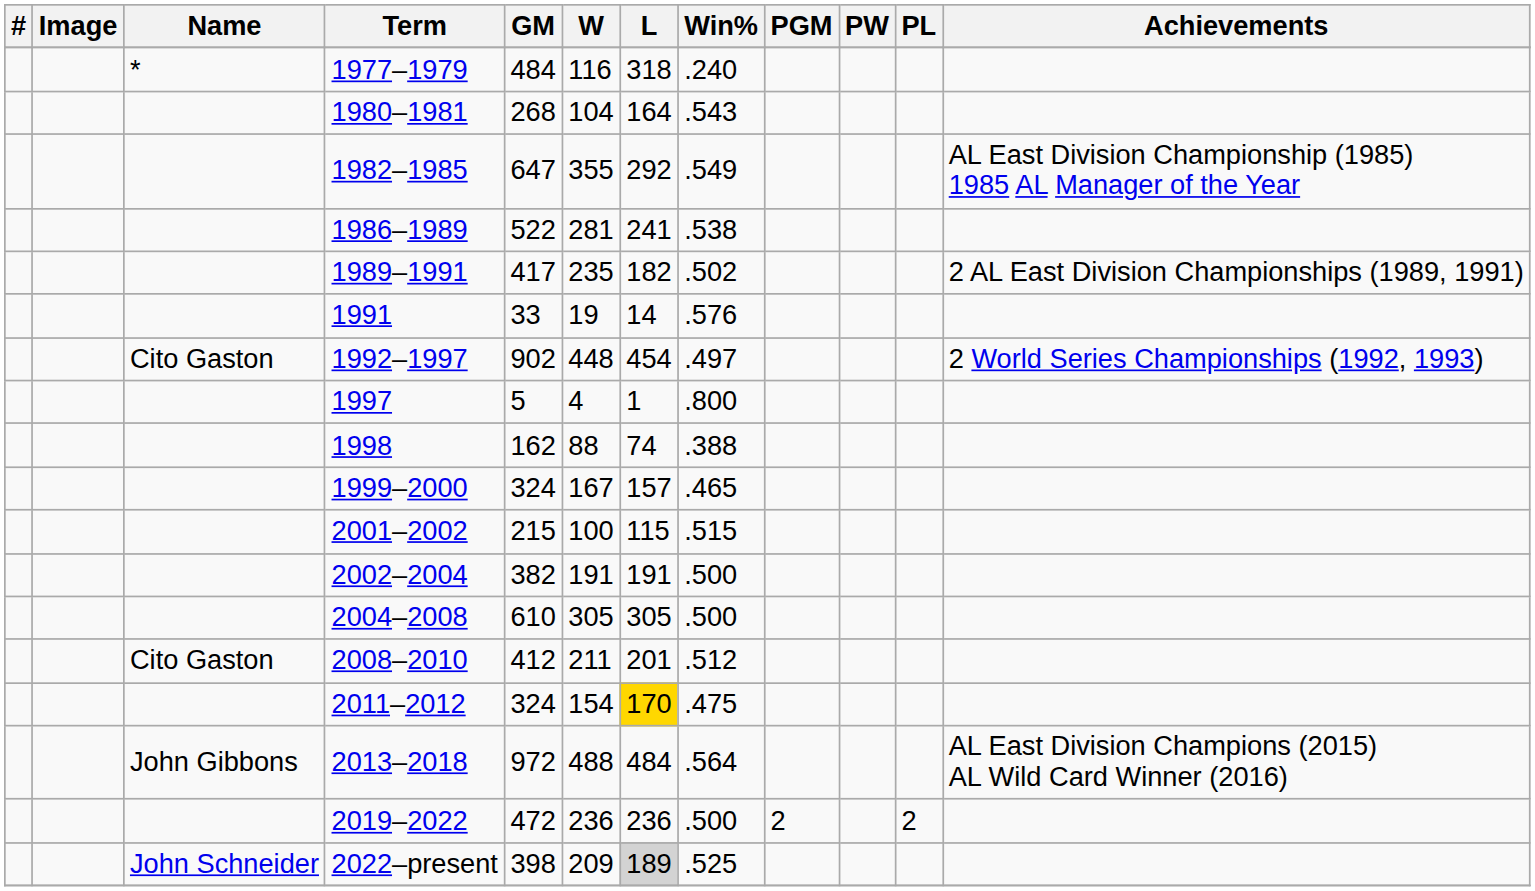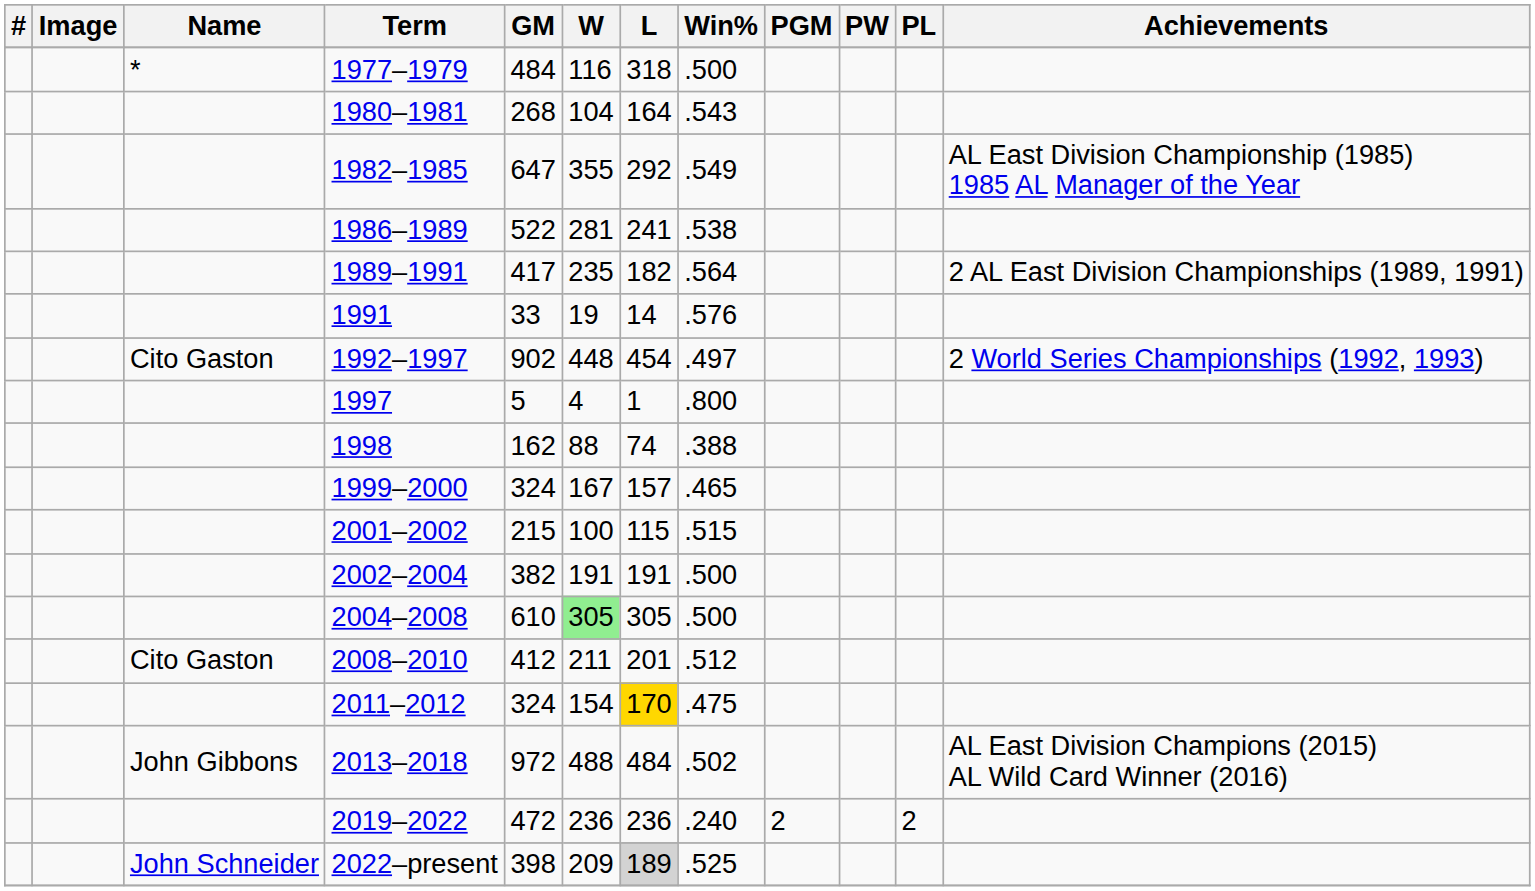(711, 69) .240 -> (711, 69) .500
(711, 272) .502 -> (711, 272) .564
(591, 617) no background -> (591, 617) lightgreen background
(711, 762) .564 -> (711, 762) .502
(711, 820) .500 -> (711, 820) .240
